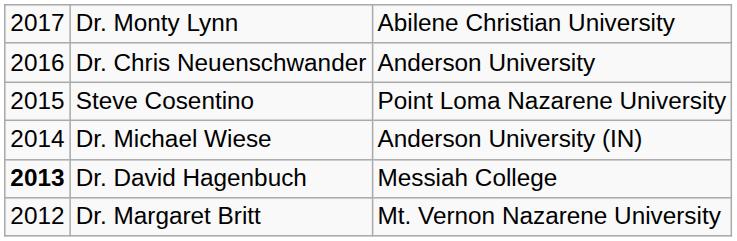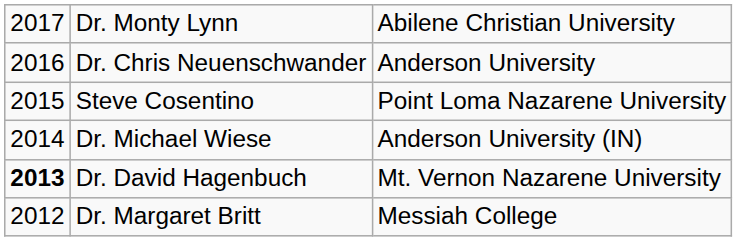(467, 178) Messiah College -> (549, 178) Mt. Vernon Nazarene University
(549, 216) Mt. Vernon Nazarene University -> (467, 216) Messiah College
